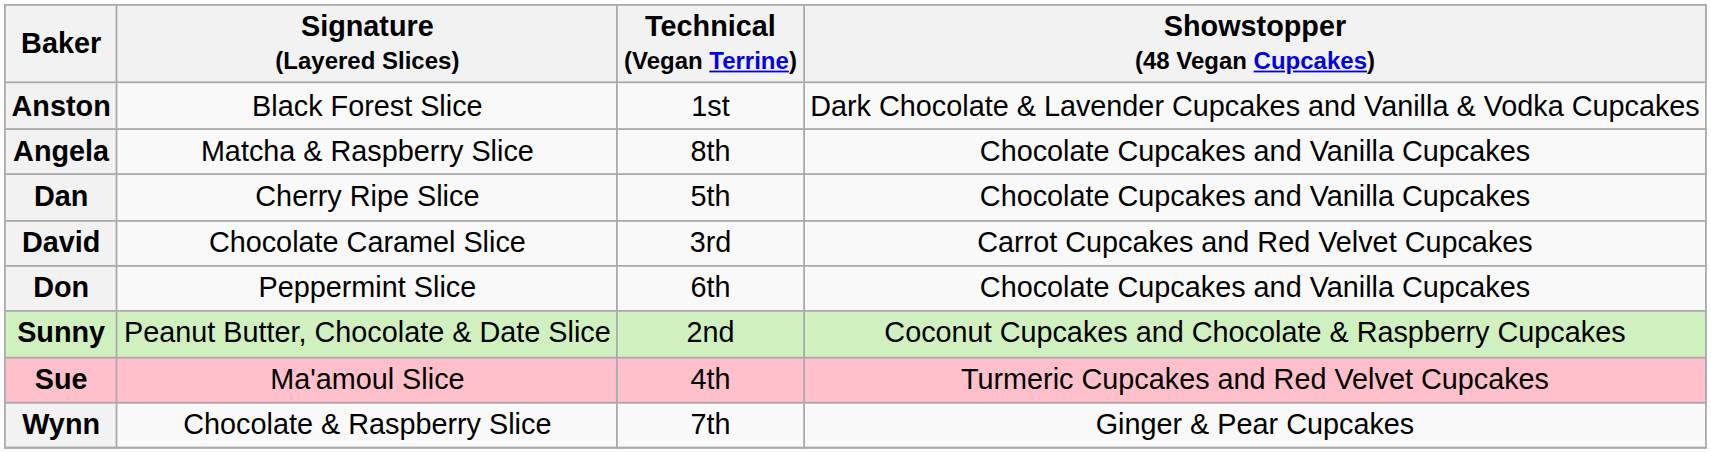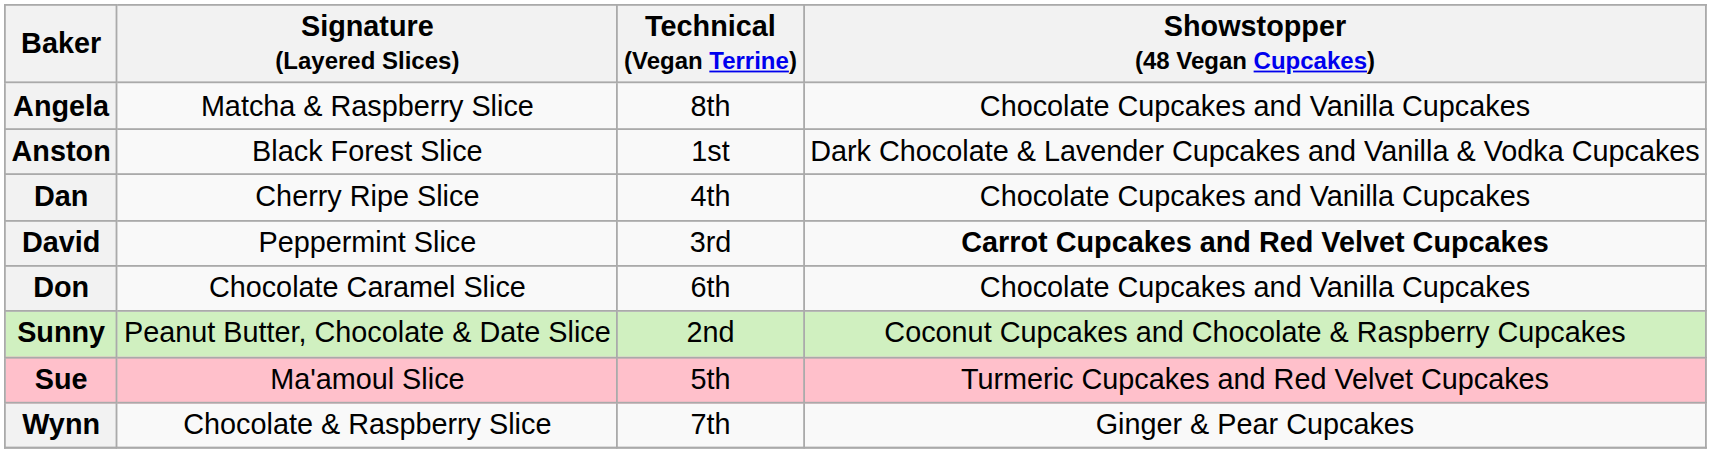rows swapped: (61, 151) <-> (61, 105)
(710, 196) 5th -> (710, 196) 4th
(367, 242) Chocolate Caramel Slice -> (367, 242) Peppermint Slice
(1255, 242) normal -> (1255, 242) bold
(367, 288) Peppermint Slice -> (367, 288) Chocolate Caramel Slice
(710, 379) 4th -> (710, 379) 5th
